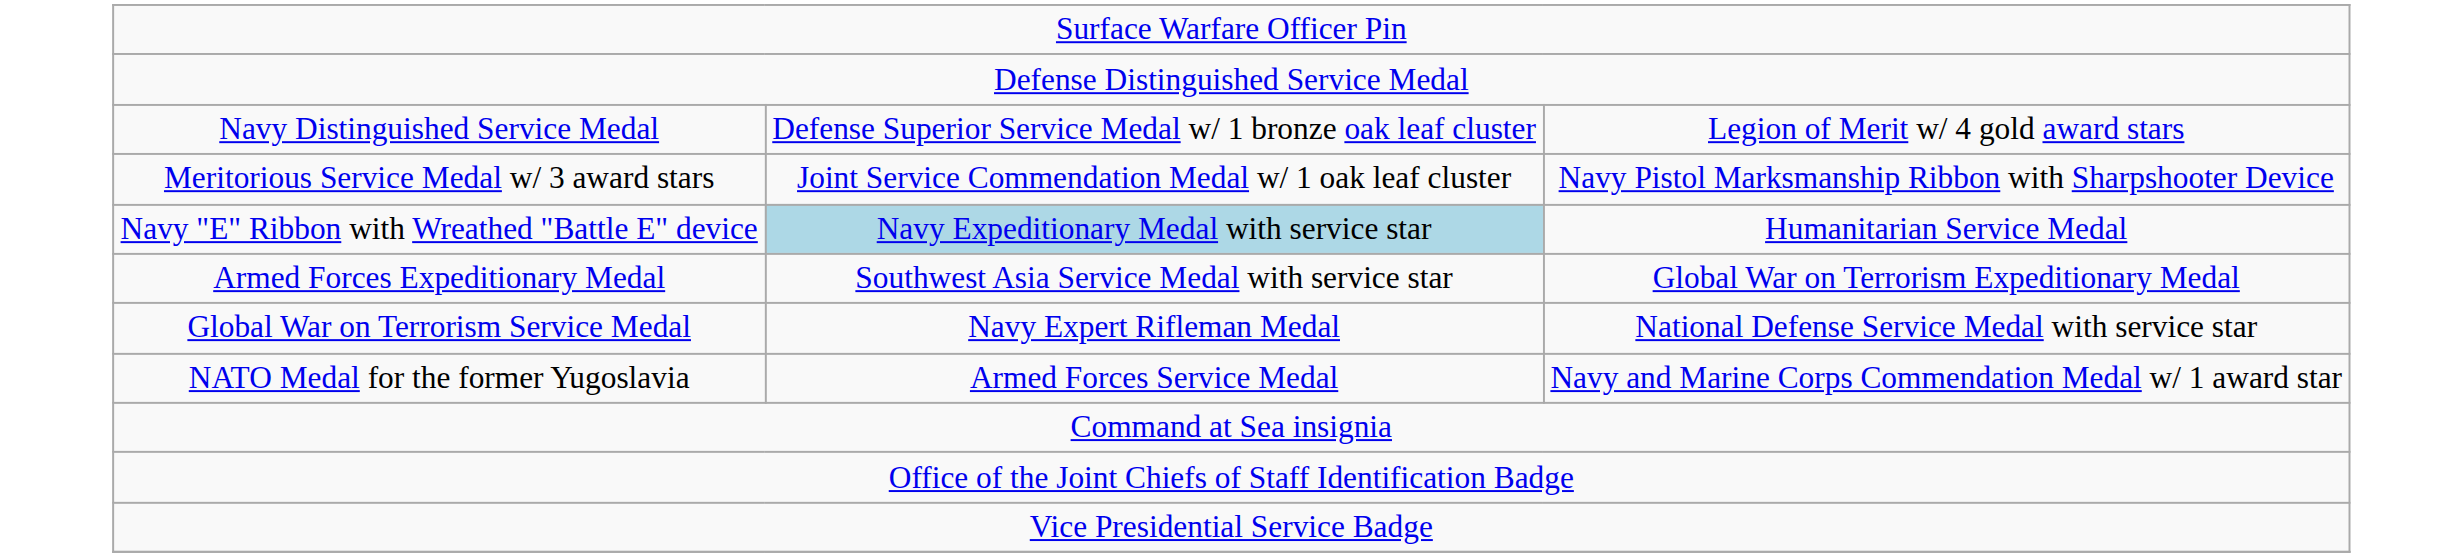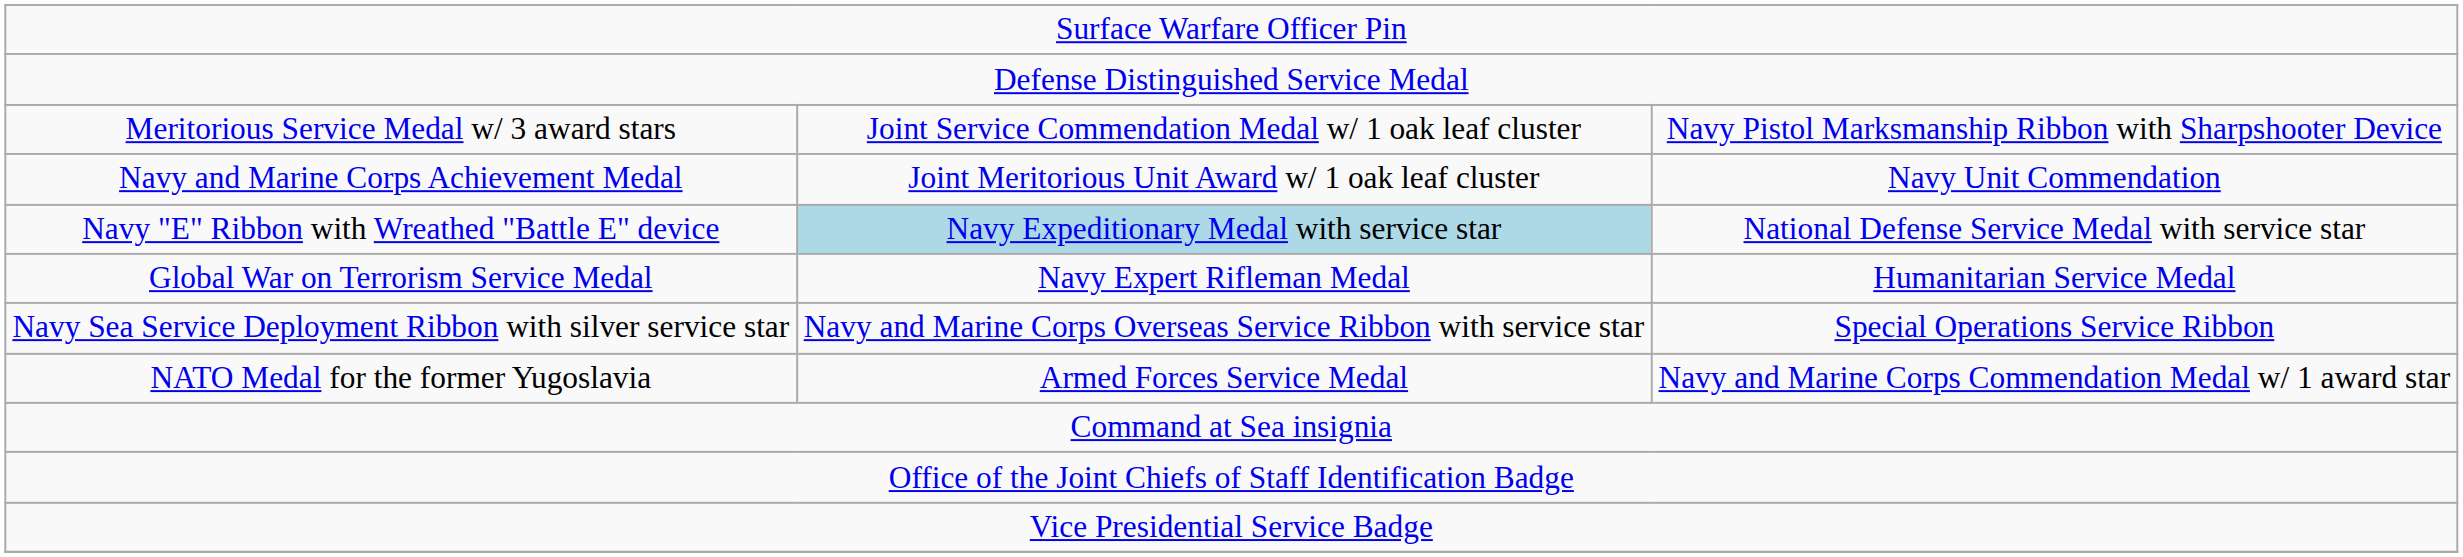- row: (439, 128)
+ row: (401, 178)
(1946, 228) Humanitarian Service Medal -> (2054, 228) National Defense Service Medal with service star
- row: (439, 278)
(1946, 327) National Defense Service Medal with service star -> (2054, 278) Humanitarian Service Medal
+ row: (401, 327)
